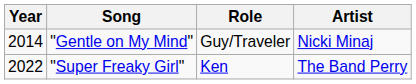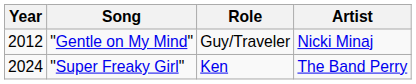(26, 41) 2014 -> (26, 41) 2012
(26, 66) 2022 -> (26, 66) 2024
